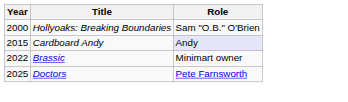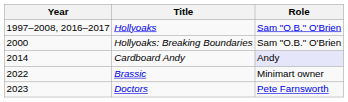+ row: (135, 27)
(17, 43) 2015 -> (17, 58) 2014
(17, 74) 2025 -> (17, 89) 2023
